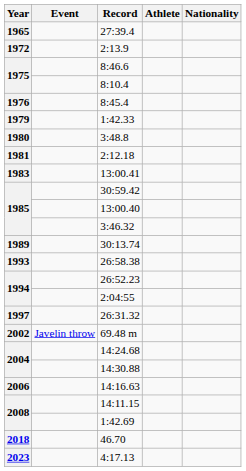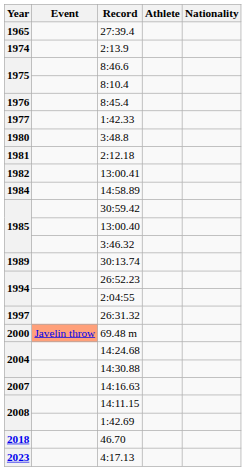(18, 48) 1972 -> (18, 48) 1974
(18, 119) 1979 -> (18, 119) 1977
(18, 173) 1983 -> (18, 173) 1982
+ row: (120, 191)
- row: (120, 262)
(18, 333) 2002 -> (18, 333) 2000
(65, 333) no background -> (65, 333) lightsalmon background
(18, 386) 2006 -> (18, 386) 2007
